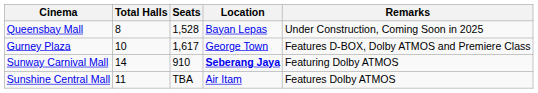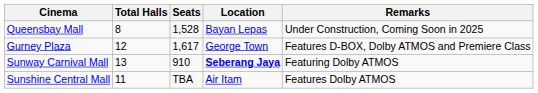(121, 46) 10 -> (121, 46) 12
(121, 63) 14 -> (121, 63) 13
